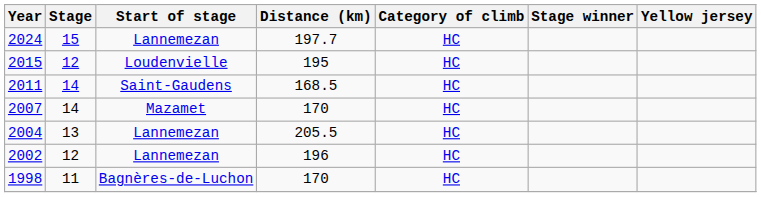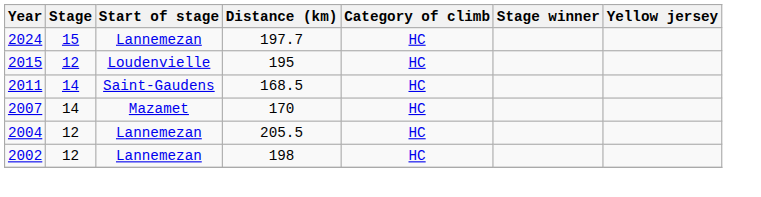(71, 133) 13 -> (71, 133) 12
(316, 156) 196 -> (282, 156) 198
- row: (25, 179)
